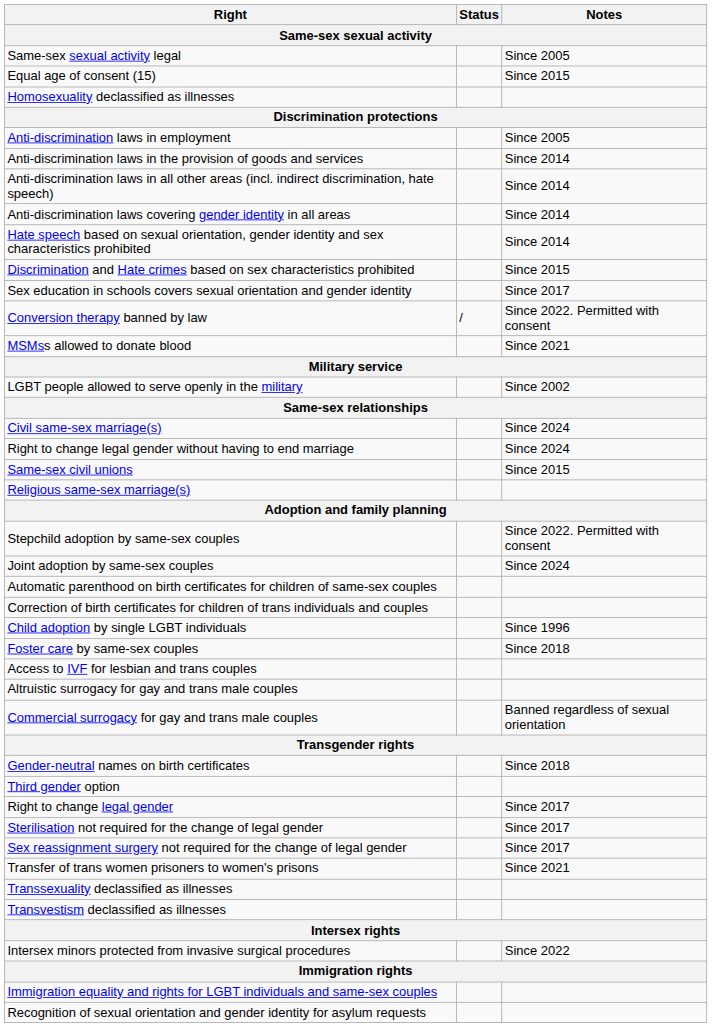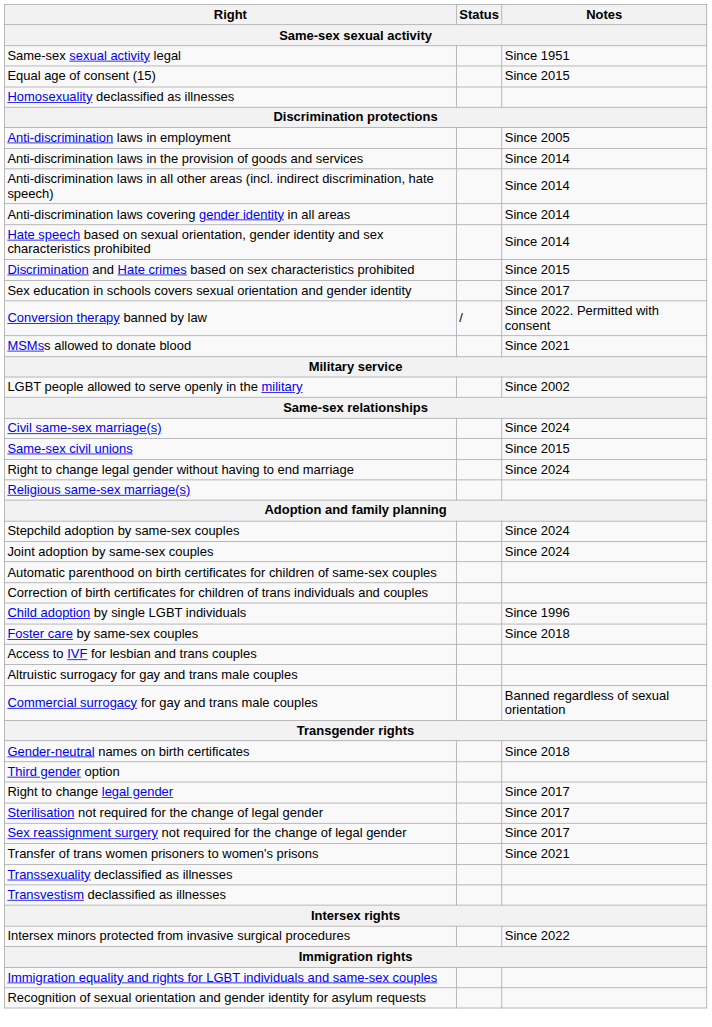(537, 55) Since 2005 -> (537, 55) Since 1951
rows swapped: (70, 469) <-> (181, 449)
(582, 538) Since 2022. Permitted with consent -> (537, 531) Since 2024
